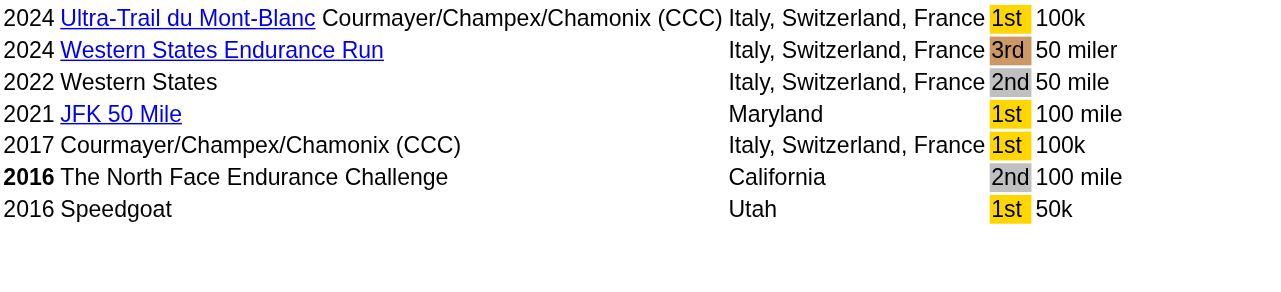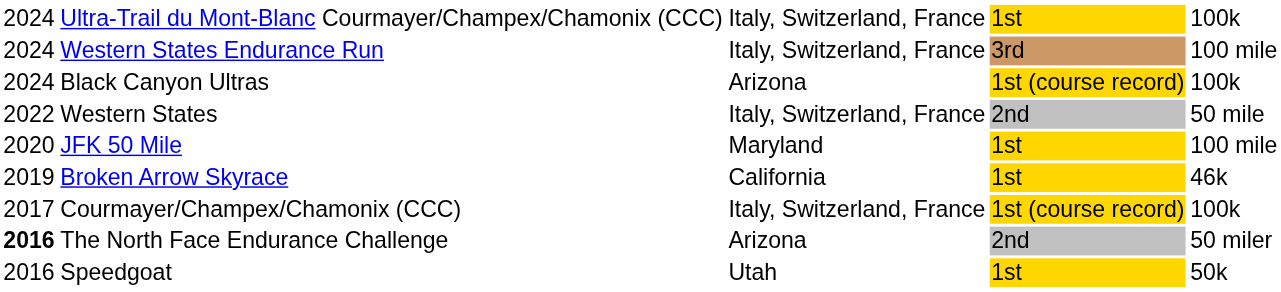(1076, 50) 50 miler -> (1234, 50) 100 mile
+ row: (165, 82)
(29, 114) 2021 -> (29, 145) 2020
+ row: (174, 177)
(1007, 145) 1st -> (1088, 209) 1st (course record)
(777, 177) California -> (768, 240) Arizona
(1079, 177) 100 mile -> (1231, 240) 50 miler
